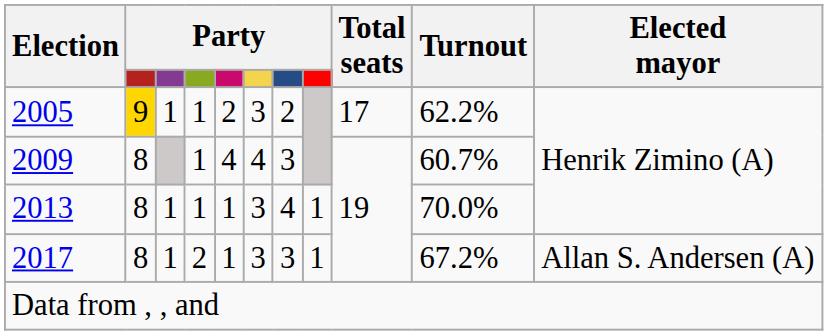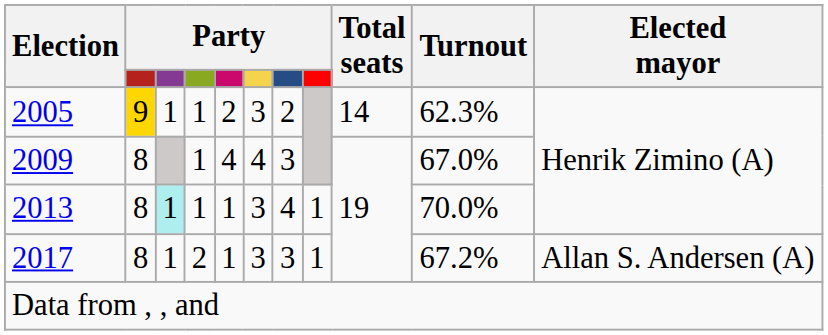(354, 111) 17 -> (354, 111) 14
(459, 111) 62.2% -> (459, 111) 62.3%
(459, 160) 60.7% -> (459, 160) 67.0%
(170, 208) no background -> (170, 208) paleturquoise background
